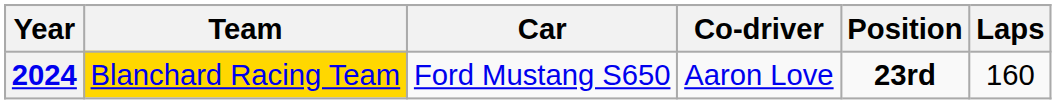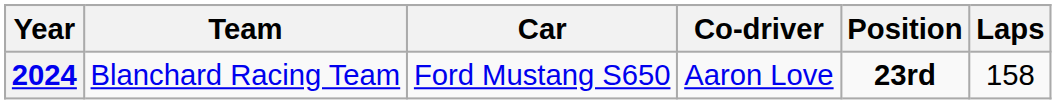(245, 75) gold background -> (245, 75) no background
(1010, 75) 160 -> (1010, 75) 158
